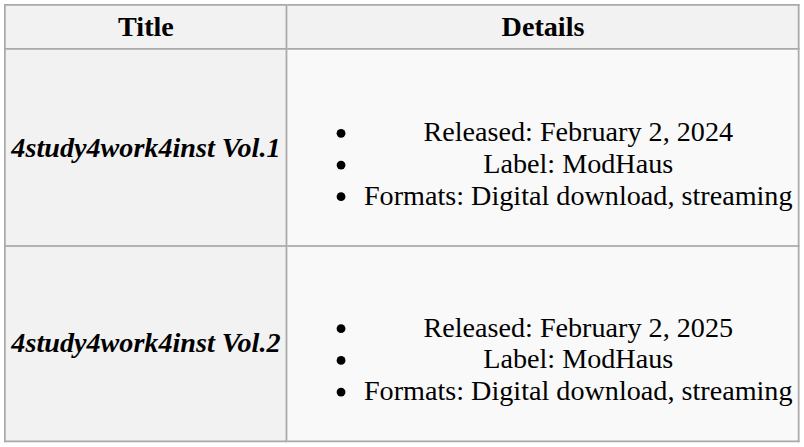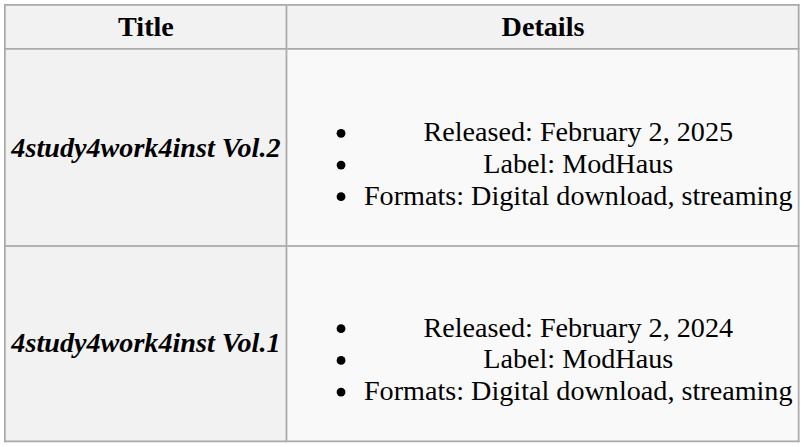rows swapped: (146, 147) <-> (146, 343)
